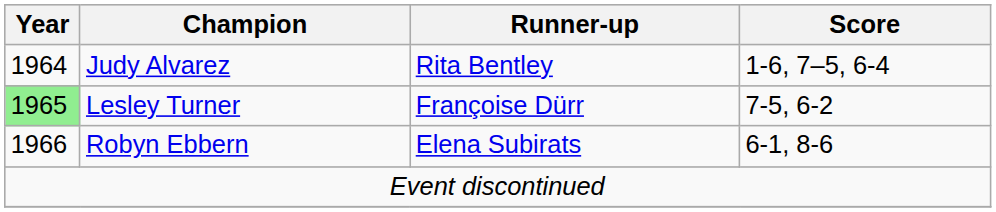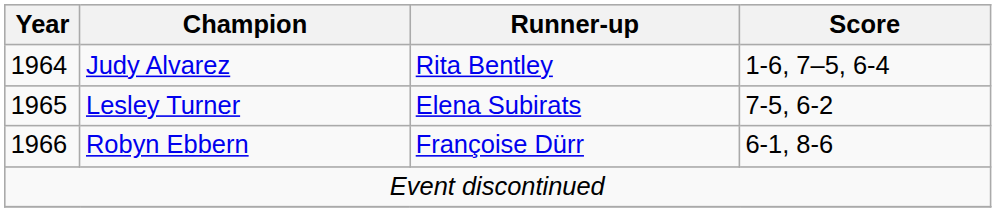(39, 105) lightgreen background -> (39, 105) no background
(500, 105) Françoise Dürr -> (498, 105) Elena Subirats
(498, 145) Elena Subirats -> (500, 145) Françoise Dürr
